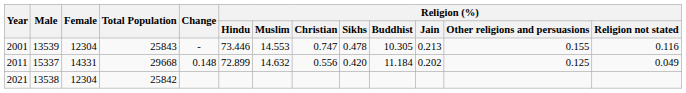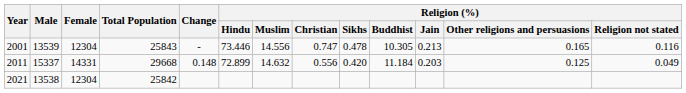(275, 46) 14.553 -> (275, 46) 14.556
(578, 46) 0.155 -> (578, 46) 0.165
(430, 63) 0.202 -> (430, 63) 0.203
